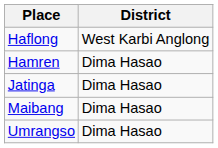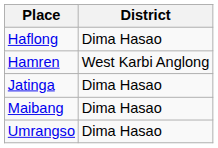(145, 39) West Karbi Anglong -> (122, 39) Dima Hasao
(122, 62) Dima Hasao -> (145, 62) West Karbi Anglong
